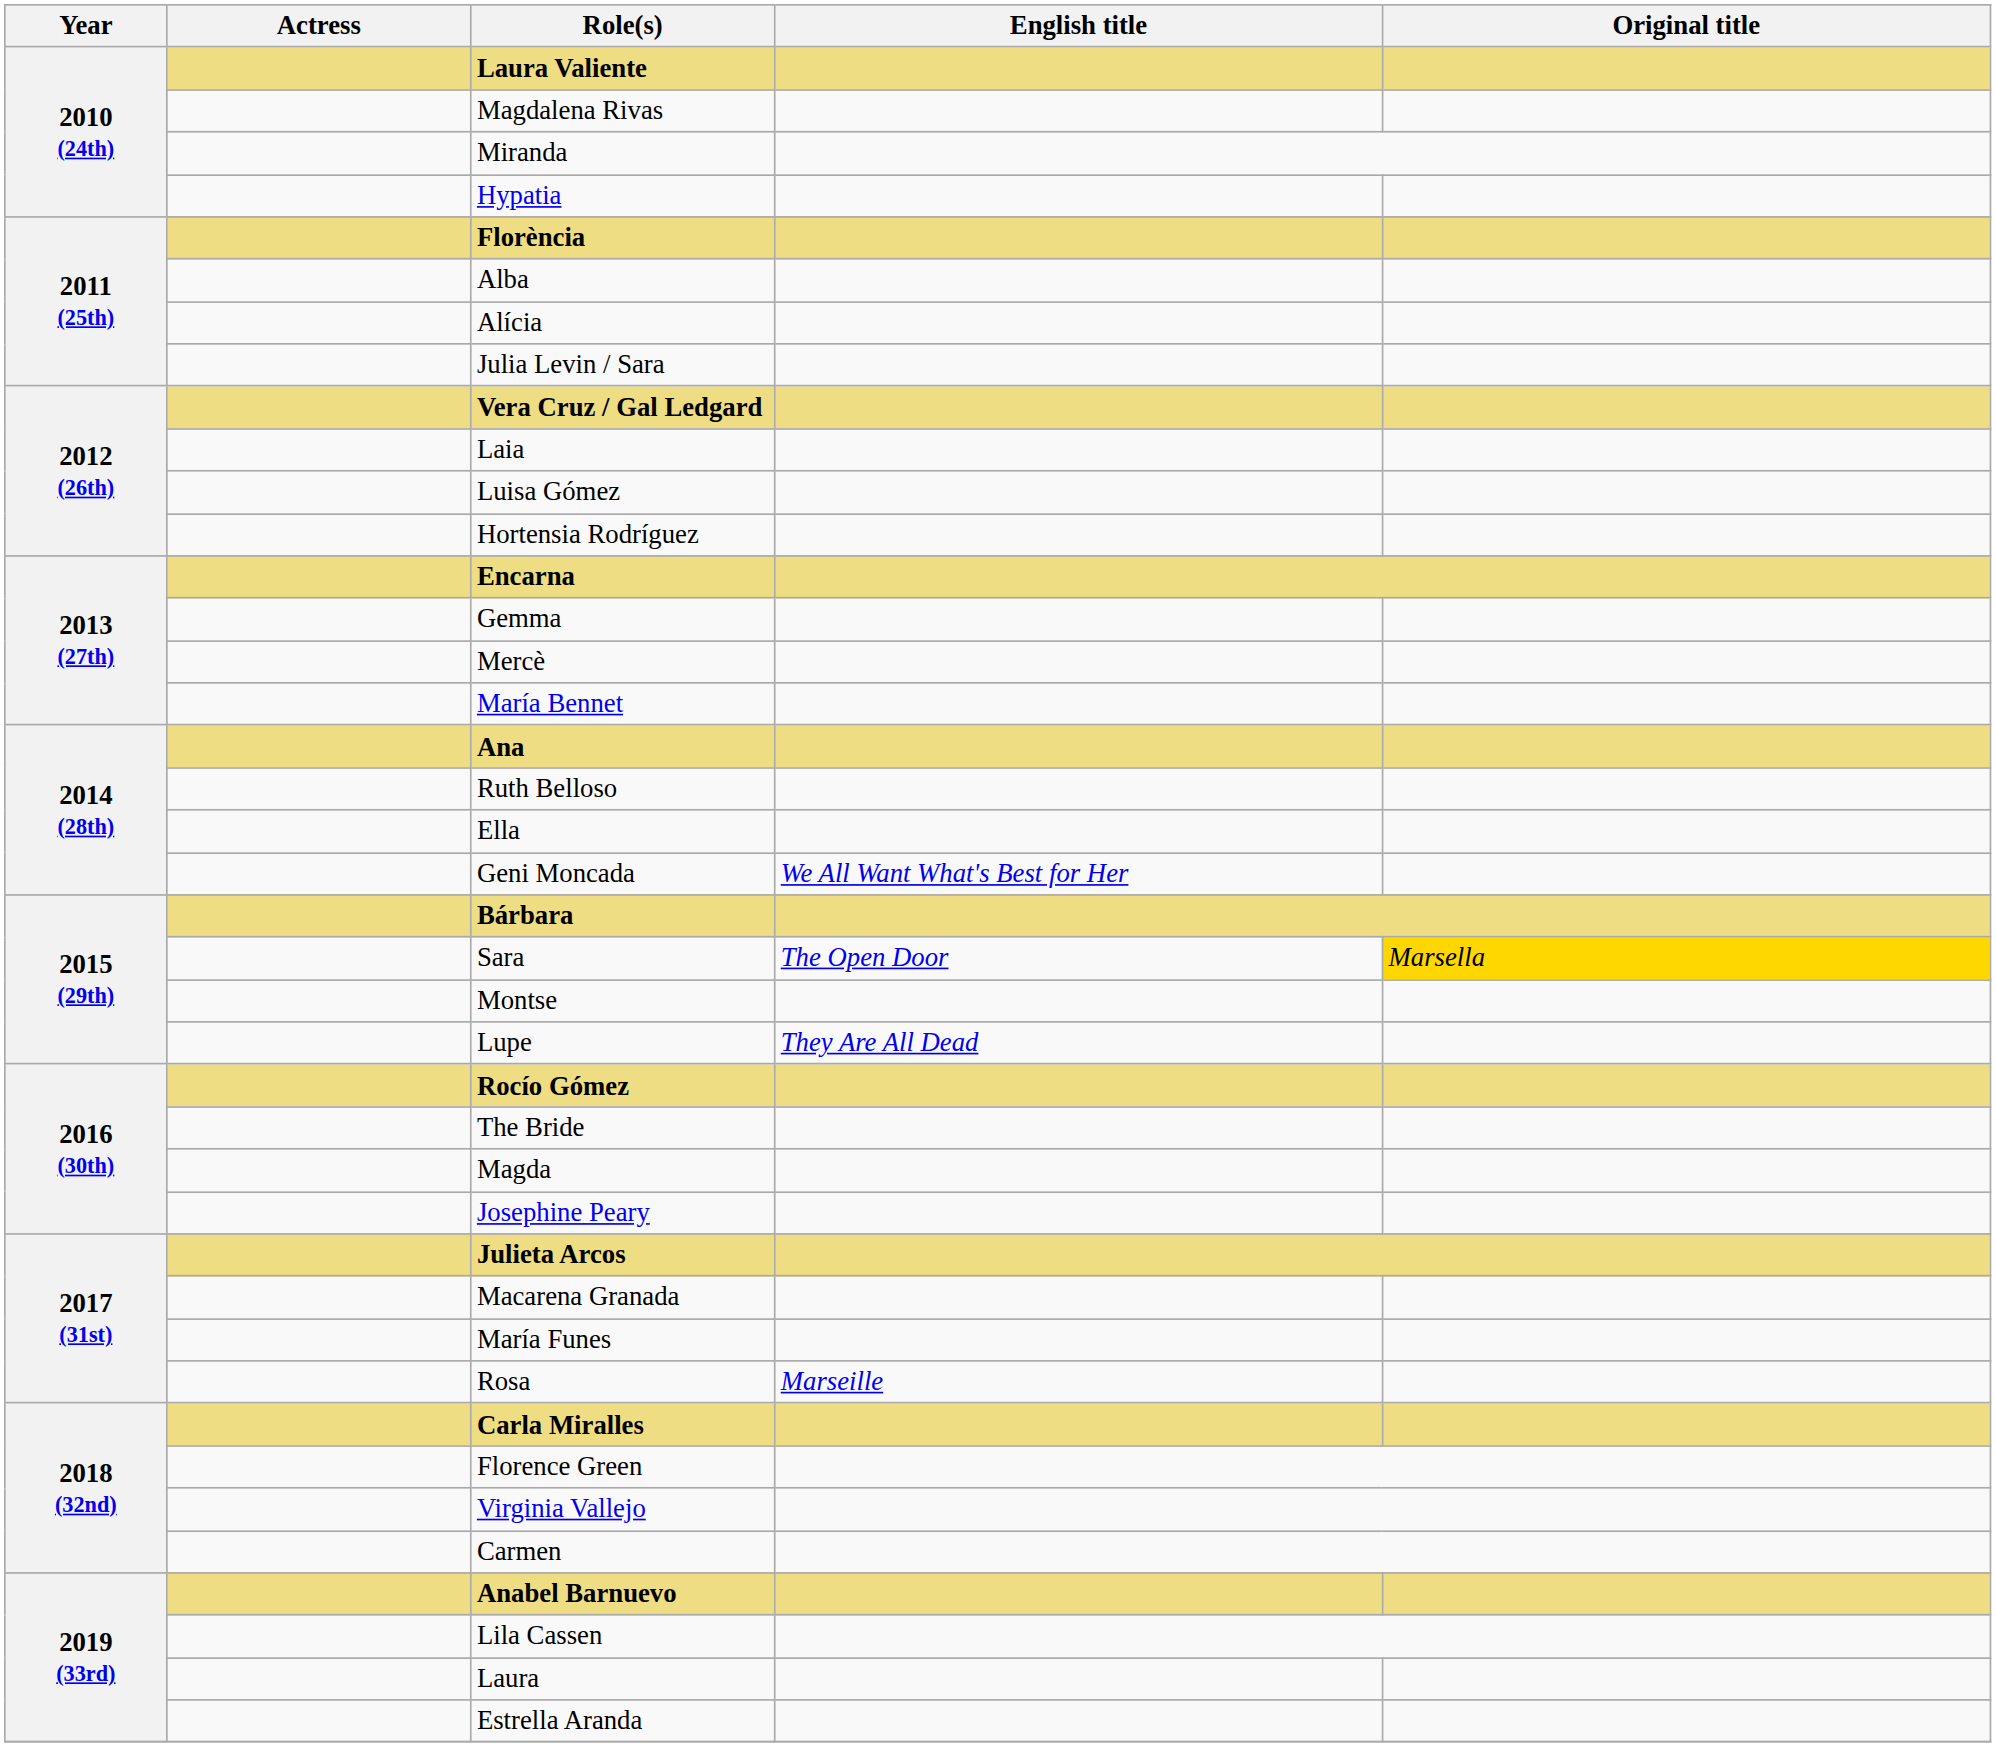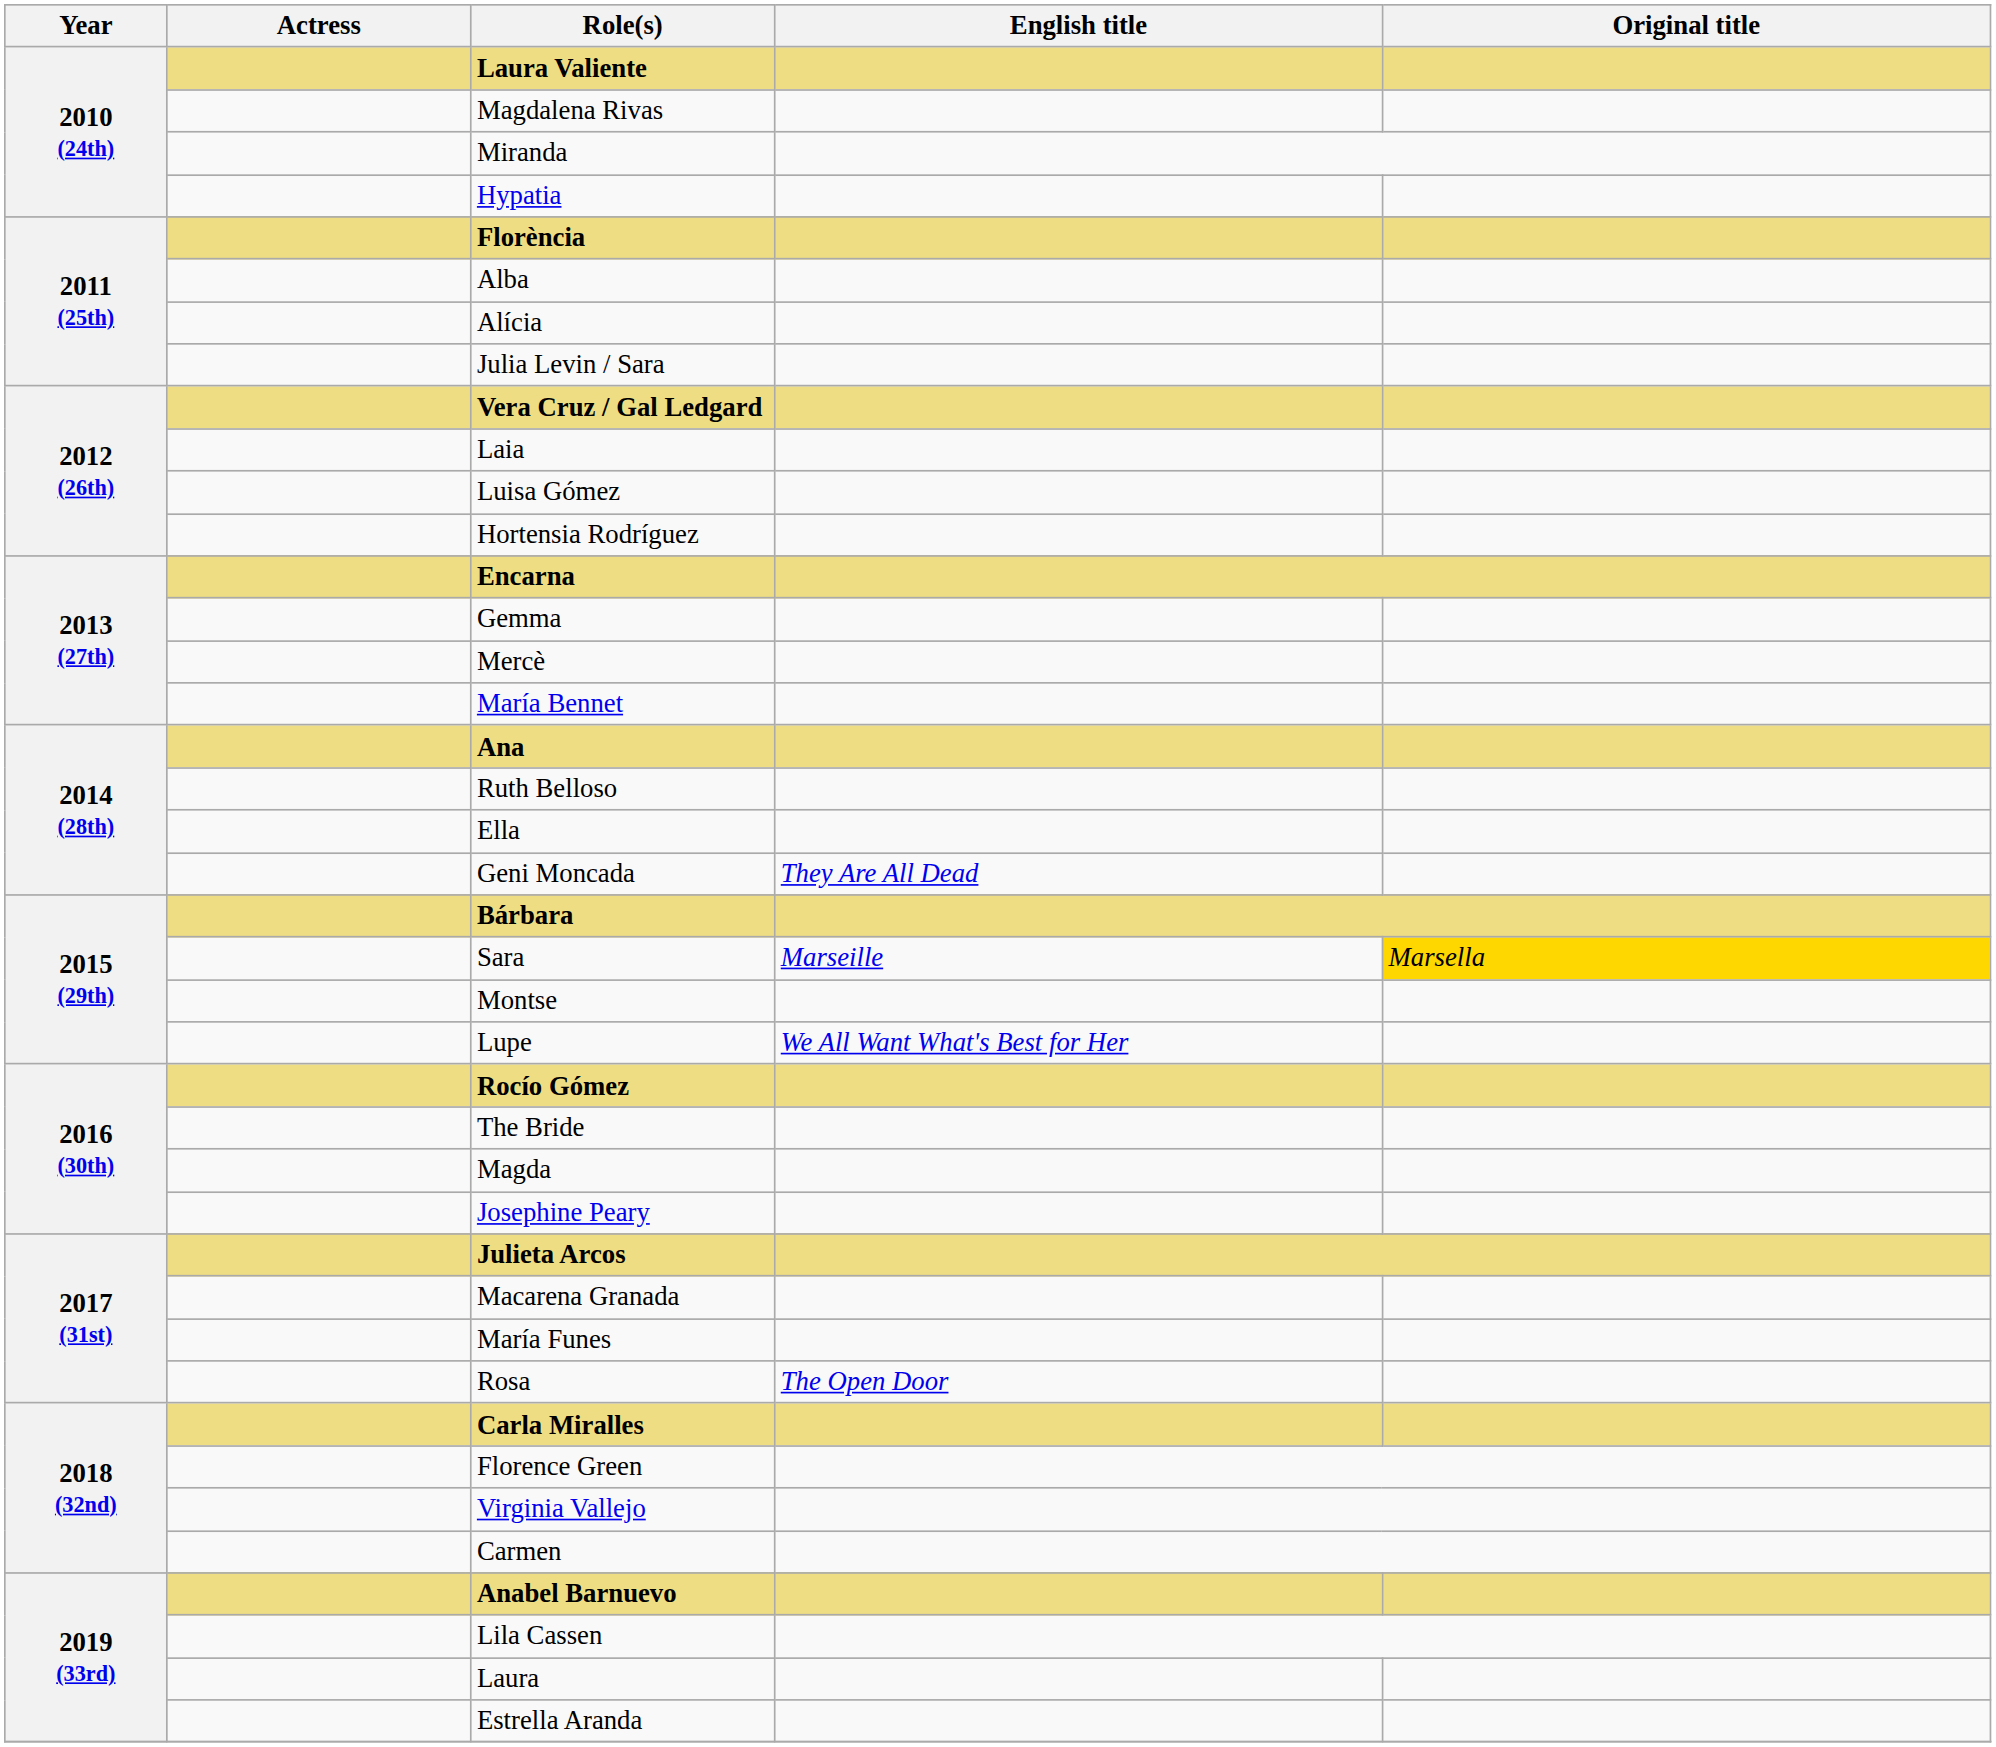(955, 873) We All Want What's Best for Her -> (880, 873) They Are All Dead
(865, 957) The Open Door -> (832, 957) Marseille
(880, 1042) They Are All Dead -> (955, 1042) We All Want What's Best for Her
(832, 1381) Marseille -> (865, 1381) The Open Door
